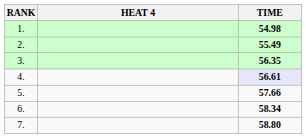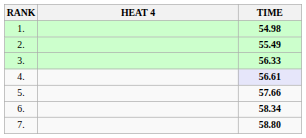(270, 61) 56.35 -> (270, 61) 56.33
